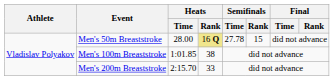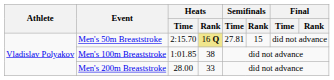(183, 40) 28.00 -> (183, 40) 2:15.70
(234, 40) 27.78 -> (234, 40) 27.81
(183, 69) 2:15.70 -> (183, 69) 28.00
